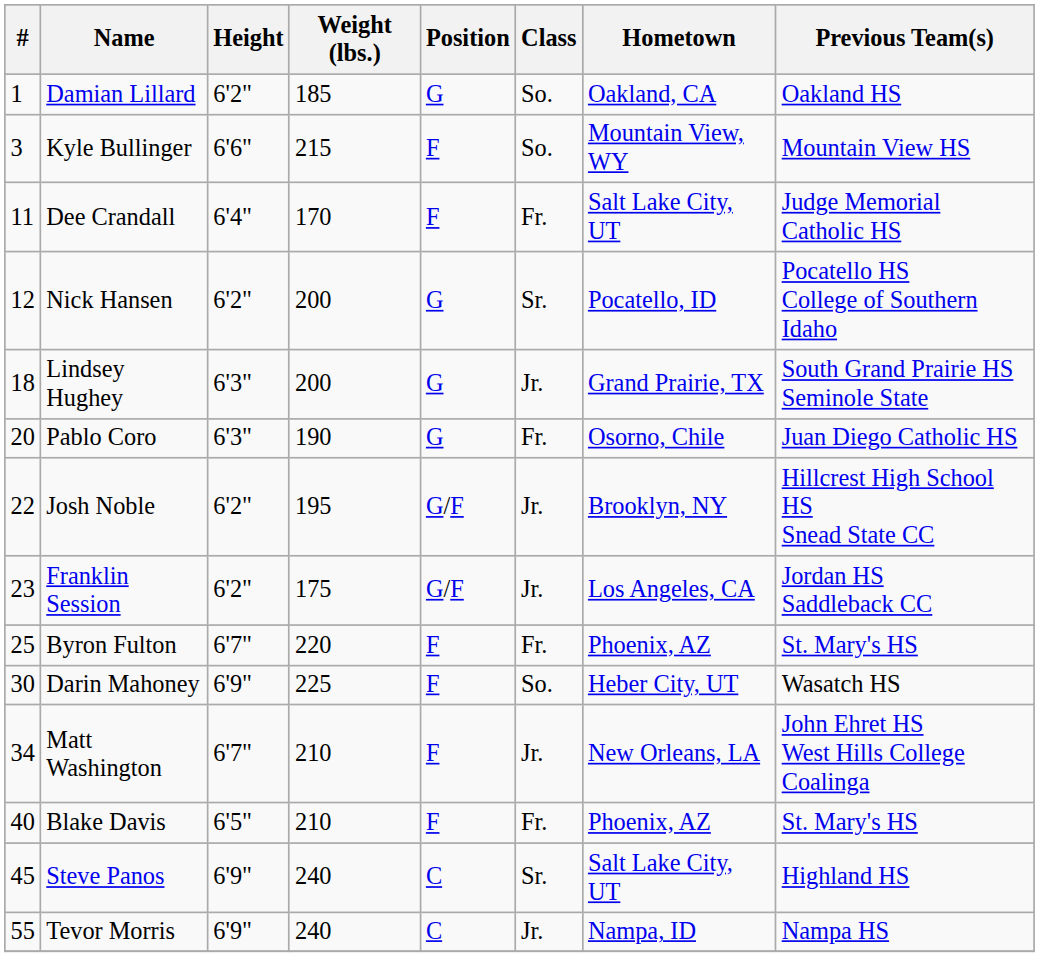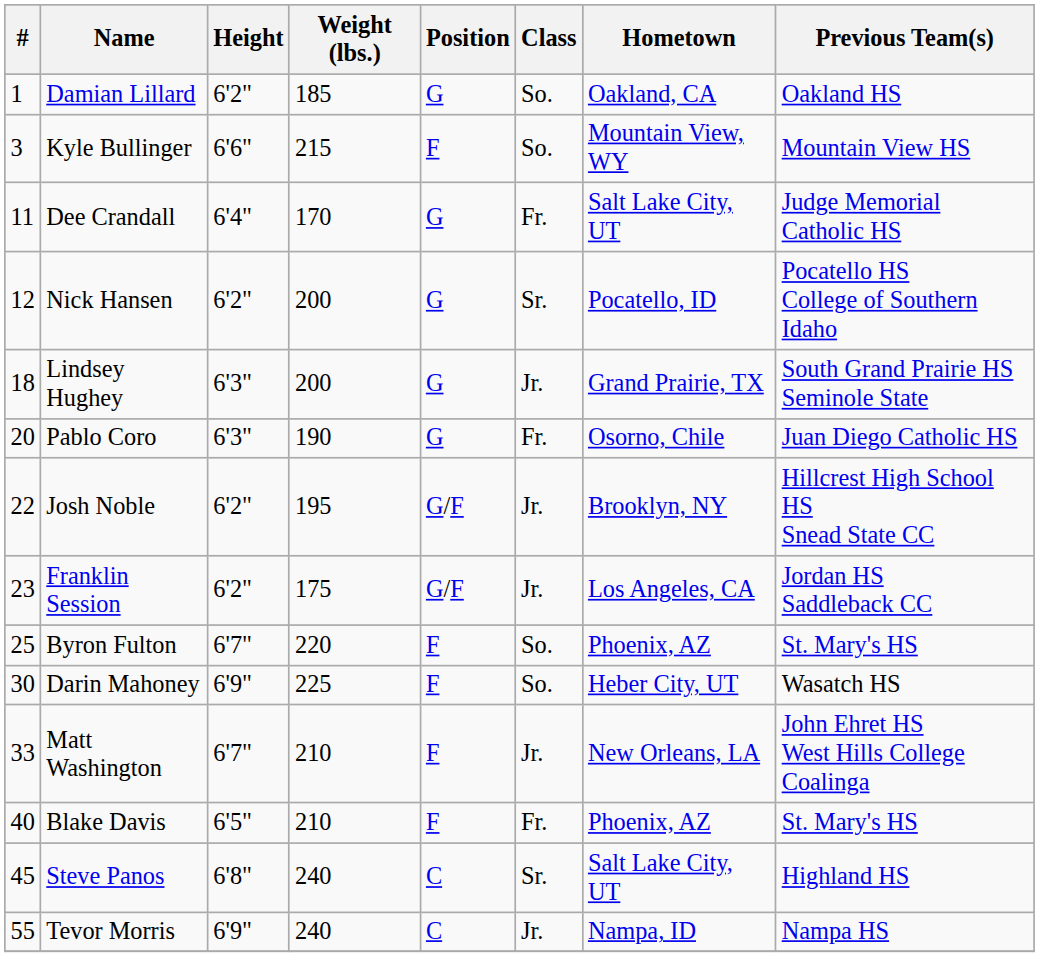(433, 217) F -> (435, 217) G
(534, 644) Fr. -> (537, 644) So.
(23, 753) 34 -> (23, 753) 33
(233, 877) 6'9" -> (233, 877) 6'8"
